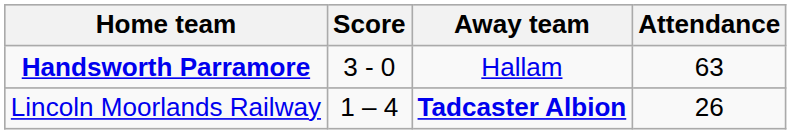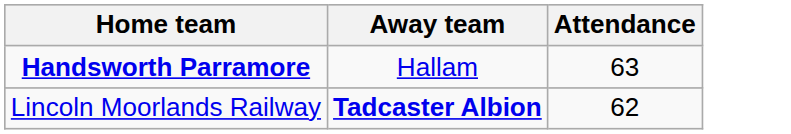- column: (369, 25)
(709, 107) 26 -> (625, 107) 62
